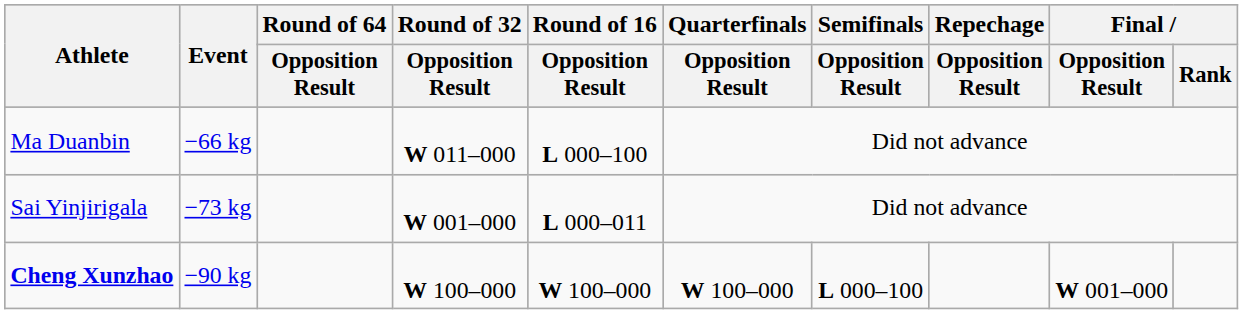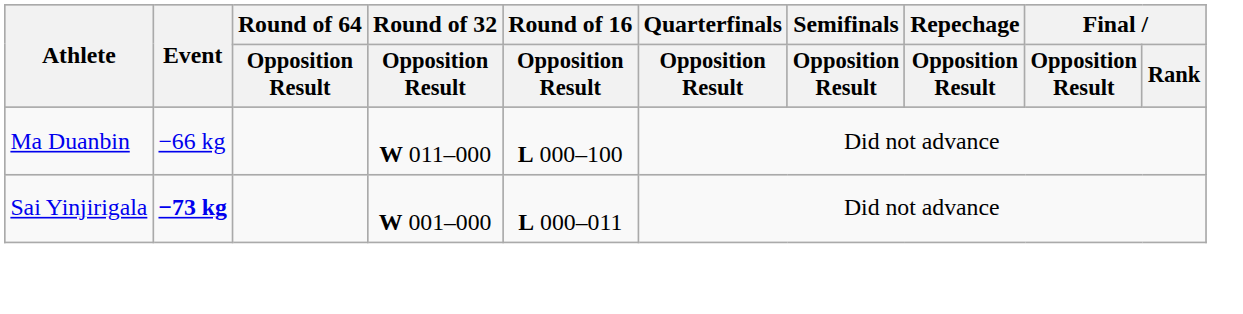(218, 208) normal -> (193, 208) bold
- row: (92, 275)
